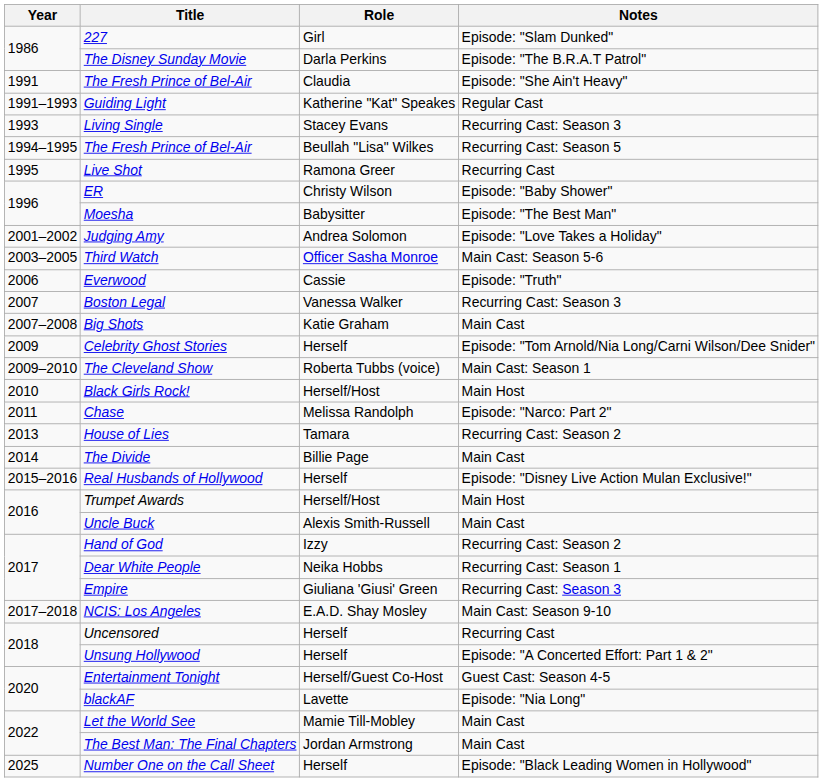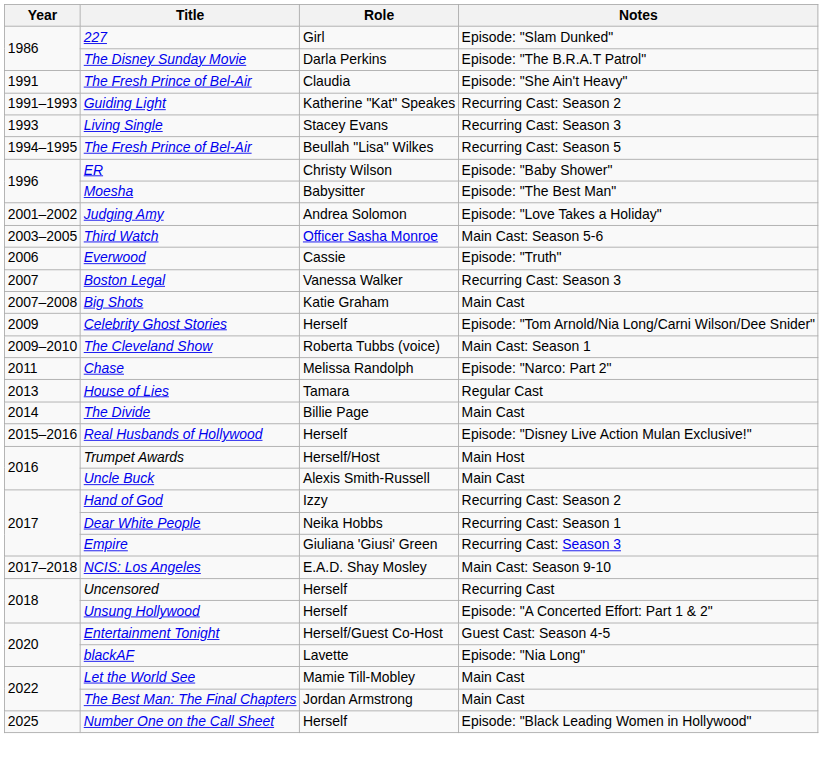(502, 103) Regular Cast -> (541, 103) Recurring Cast: Season 2
- row: (113, 170)
- row: (137, 390)
(541, 434) Recurring Cast: Season 2 -> (502, 390) Regular Cast
